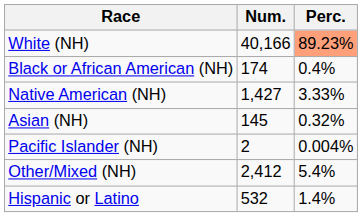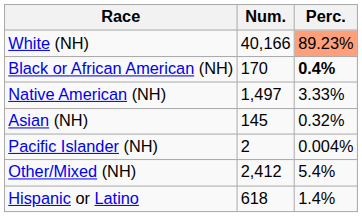(254, 69) 174 -> (254, 69) 170
(317, 69) normal -> (317, 69) bold
(261, 95) 1,427 -> (261, 95) 1,497
(254, 198) 532 -> (254, 198) 618
